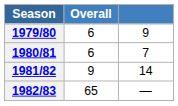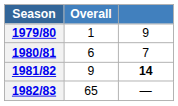(91, 33) 6 -> (91, 33) 1
(146, 71) normal -> (146, 71) bold
